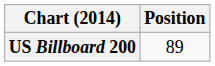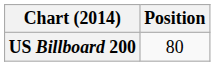(175, 46) 89 -> (175, 46) 80
